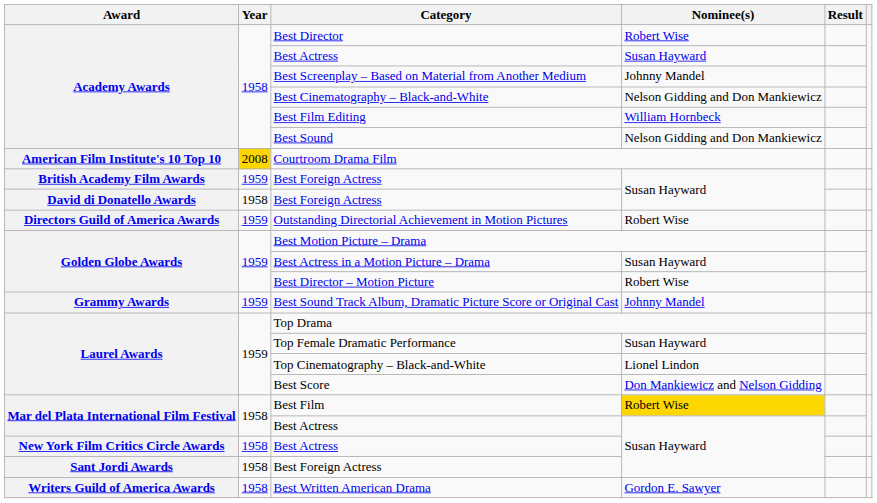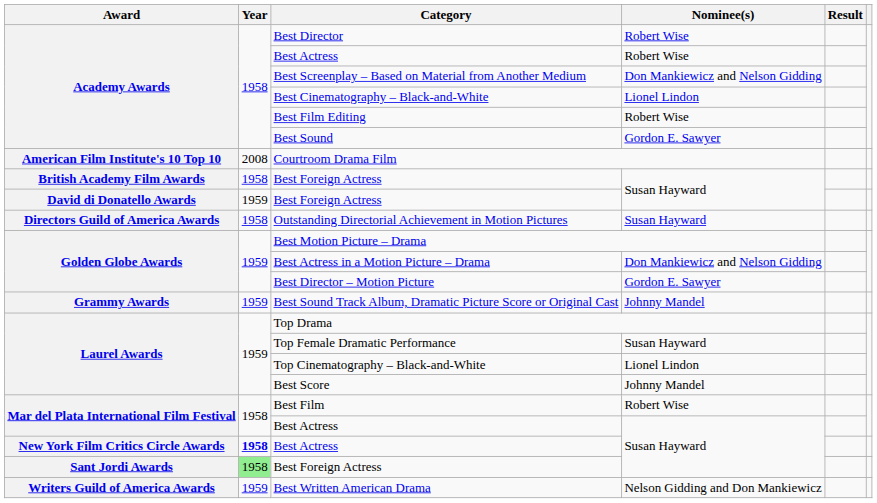(665, 55) Susan Hayward -> (657, 55) Robert Wise
(665, 76) Johnny Mandel -> (723, 76) Don Mankiewicz and Nelson Gidding
(723, 96) Nelson Gidding and Don Mankiewicz -> (662, 96) Lionel Lindon
(673, 117) William Hornbeck -> (657, 117) Robert Wise
(723, 138) Nelson Gidding and Don Mankiewicz -> (672, 138) Gordon E. Sawyer
(255, 158) gold background -> (255, 158) no background
(255, 179) 1959 -> (255, 179) 1958
(255, 199) 1958 -> (255, 199) 1959
(255, 220) 1959 -> (255, 220) 1958
(657, 220) Robert Wise -> (665, 220) Susan Hayward
(665, 261) Susan Hayward -> (723, 261) Don Mankiewicz and Nelson Gidding
(657, 281) Robert Wise -> (672, 281) Gordon E. Sawyer
(723, 384) Don Mankiewicz and Nelson Gidding -> (665, 384) Johnny Mandel
(657, 405) gold background -> (657, 405) no background
(255, 446) normal -> (255, 446) bold
(255, 466) no background -> (255, 466) lightgreen background
(255, 487) 1958 -> (255, 487) 1959
(672, 487) Gordon E. Sawyer -> (723, 487) Nelson Gidding and Don Mankiewicz
